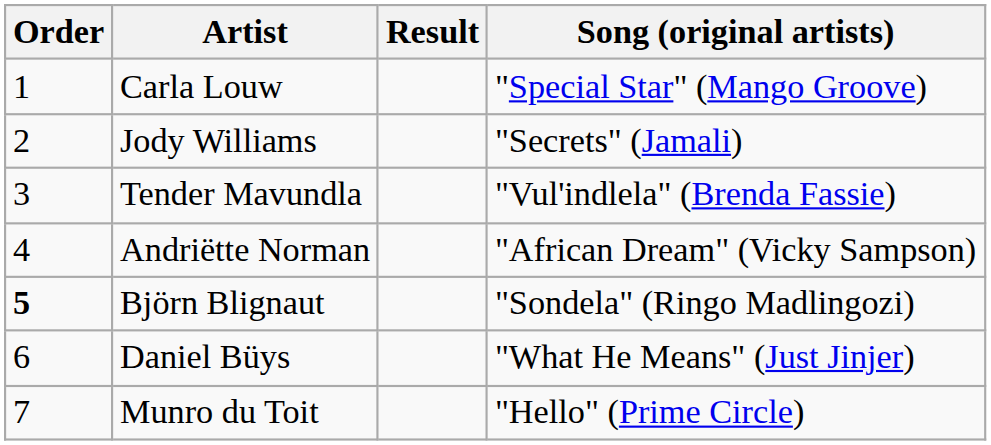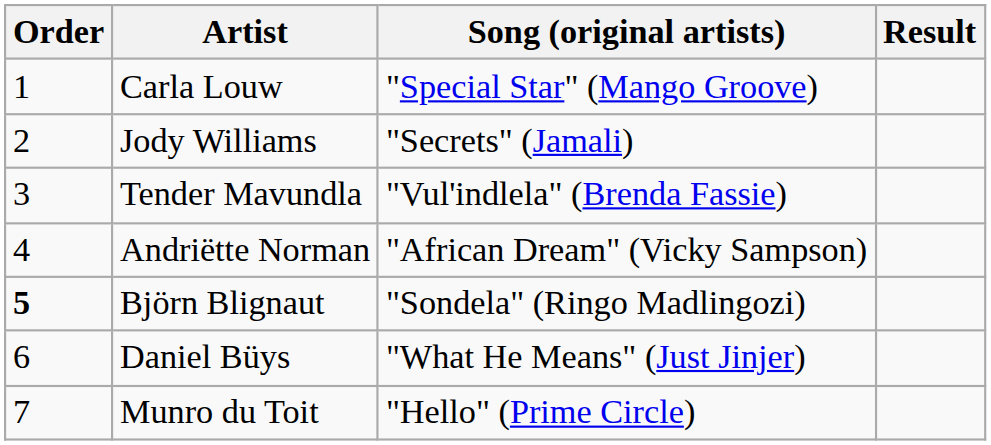columns swapped: (736, 31) <-> (433, 31)
